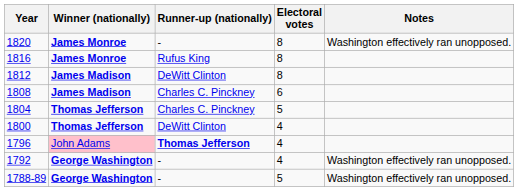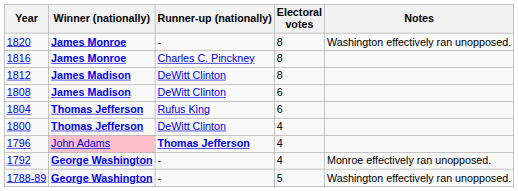(184, 59) Rufus King -> (206, 59) Charles C. Pinckney
(206, 93) Charles C. Pinckney -> (192, 93) DeWitt Clinton
(206, 110) Charles C. Pinckney -> (184, 110) Rufus King
(280, 110) 5 -> (280, 110) 6
(419, 161) Washington effectively ran unopposed. -> (409, 161) Monroe effectively ran unopposed.
